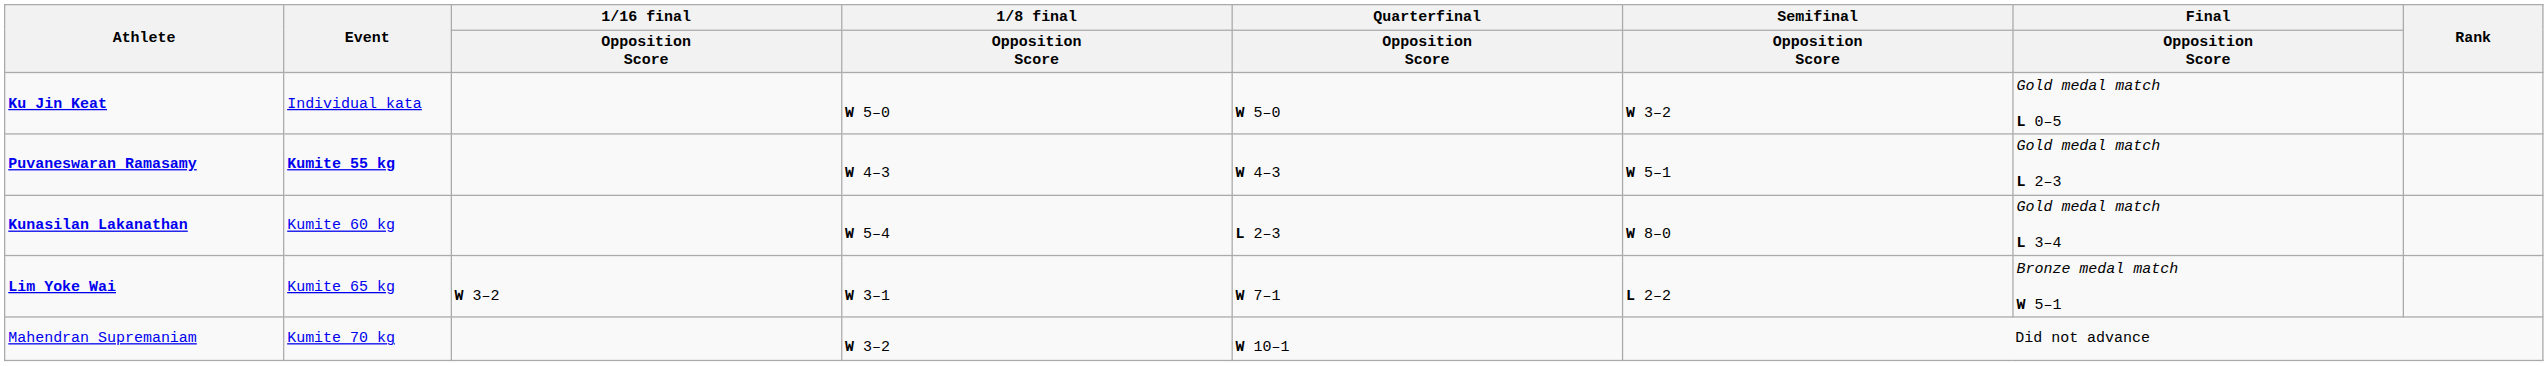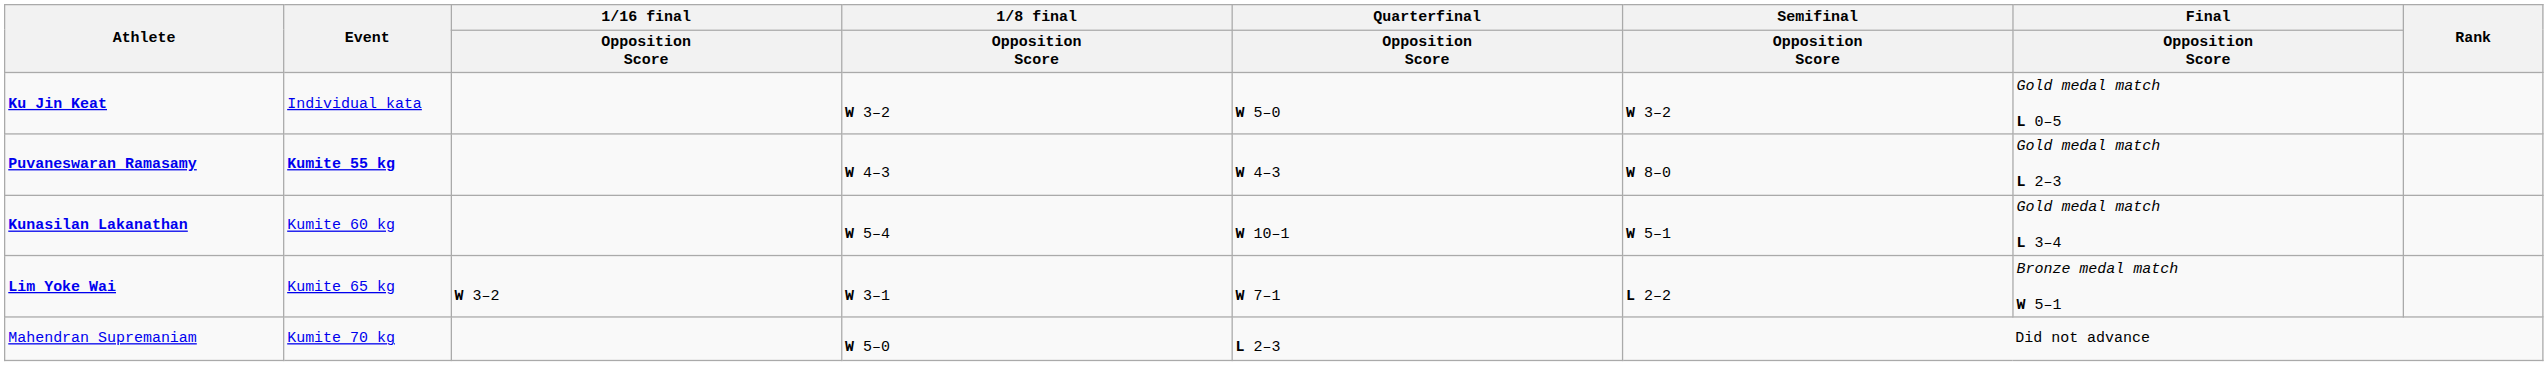(867, 112) W 5–0 -> (867, 112) W 3–2
(1648, 173) W 5–1 -> (1648, 173) W 8–0
(1258, 234) L 2–3 -> (1262, 234) W 10–1
(1648, 234) W 8–0 -> (1648, 234) W 5–1
(867, 347) W 3–2 -> (867, 347) W 5–0
(1262, 347) W 10–1 -> (1258, 347) L 2–3
